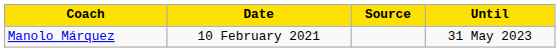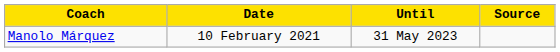columns swapped: (490, 15) <-> (388, 15)
